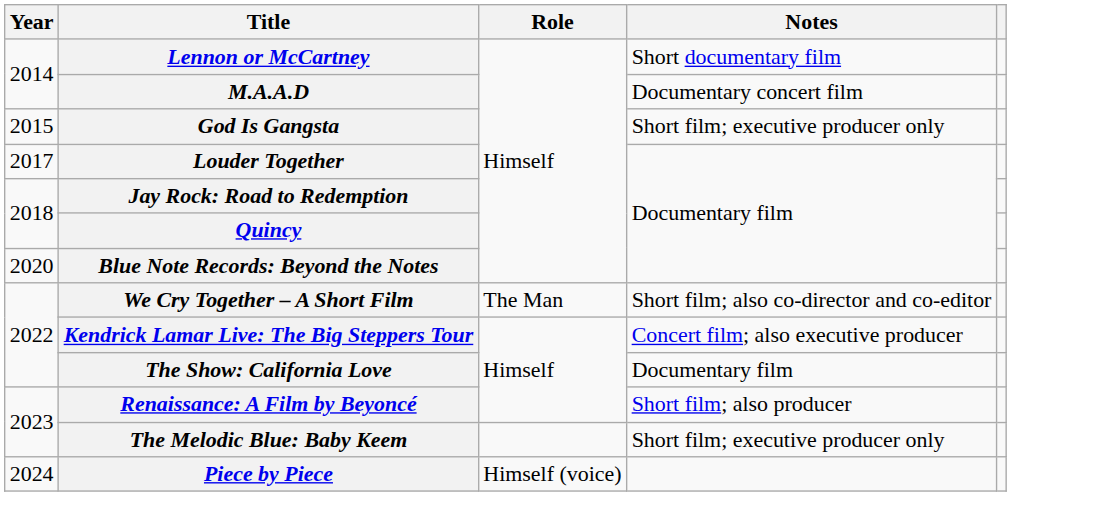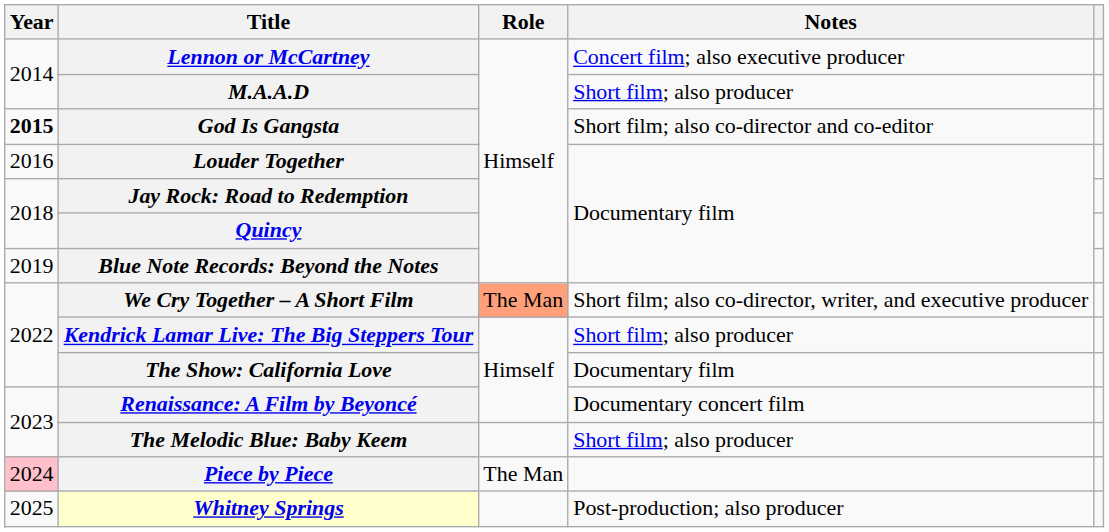(736, 56) Short documentary film -> (739, 56) Concert film; also executive producer
(747, 91) Documentary concert film -> (683, 91) Short film; also producer
(32, 126) normal -> (32, 126) bold
(788, 126) Short film; executive producer only -> (753, 126) Short film; also co-director and co-editor
(32, 160) 2017 -> (32, 160) 2016
(32, 265) 2020 -> (32, 265) 2019
(523, 299) no background -> (523, 299) lightsalmon background
(812, 299) Short film; also co-director and co-editor -> (831, 299) Short film; also co-director, writer, and executive producer
(797, 334) Concert film; also executive producer -> (683, 334) Short film; also producer
(742, 404) Short film; also producer -> (689, 404) Documentary concert film
(788, 439) Short film; executive producer only -> (683, 439) Short film; also producer
(32, 473) no background -> (32, 473) pink background
(552, 473) Himself (voice) -> (523, 473) The Man
+ row: (268, 508)
